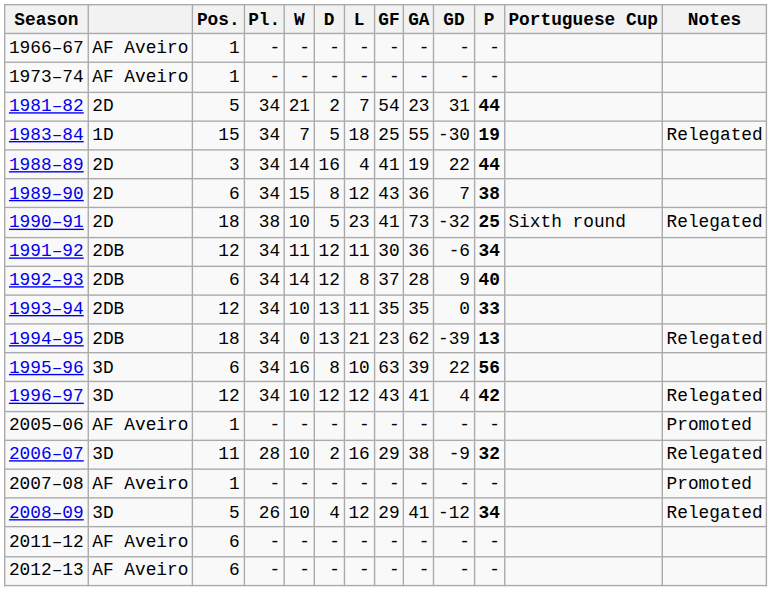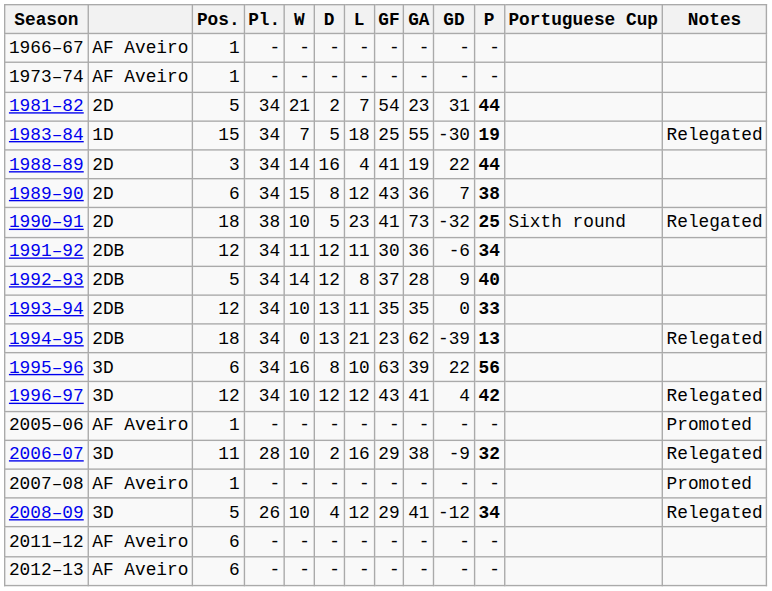(234, 280) 6 -> (234, 280) 5
